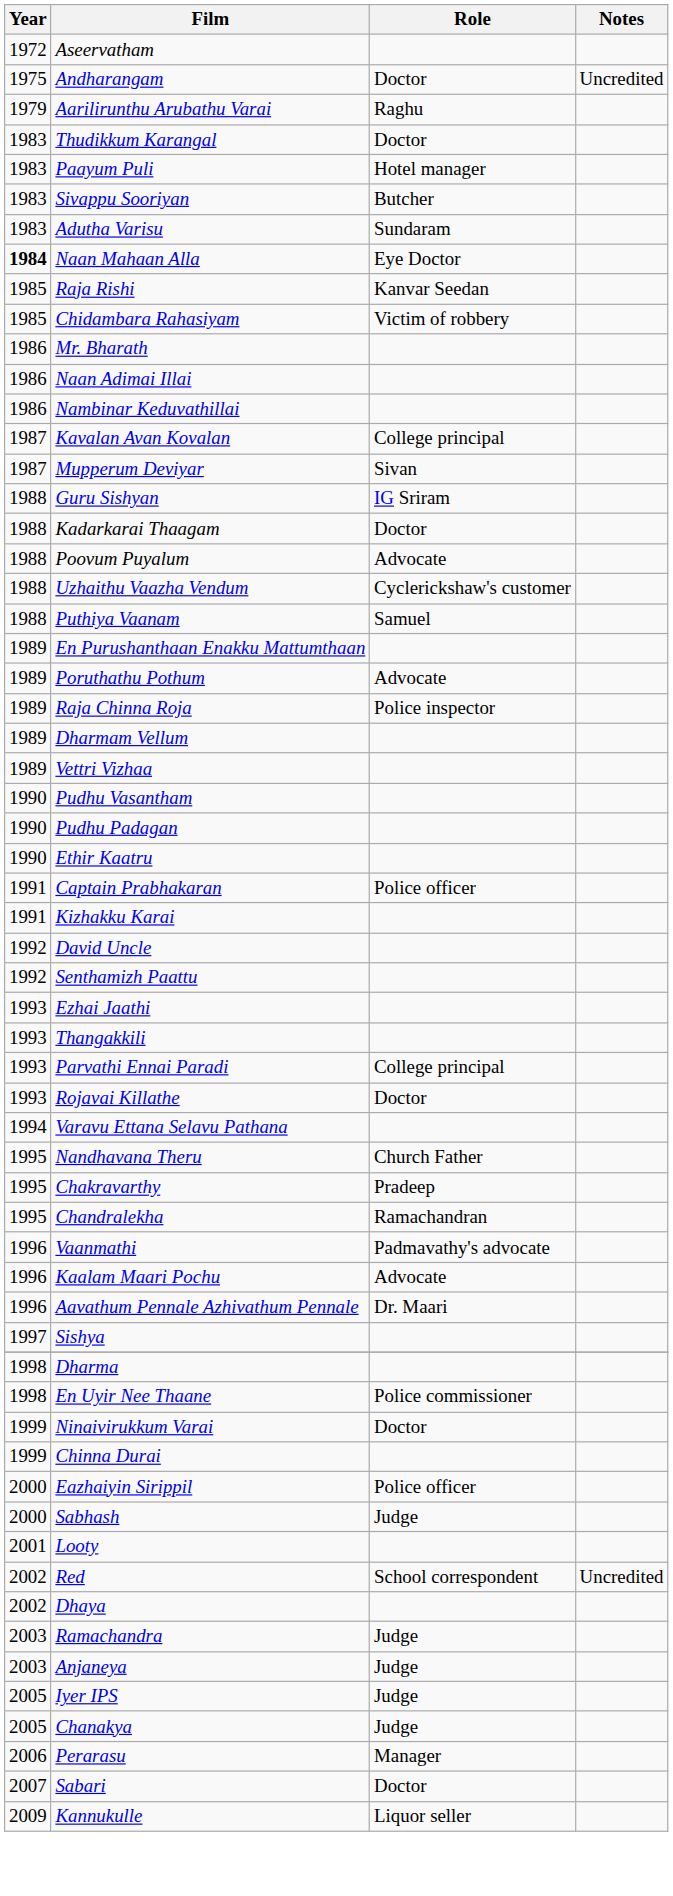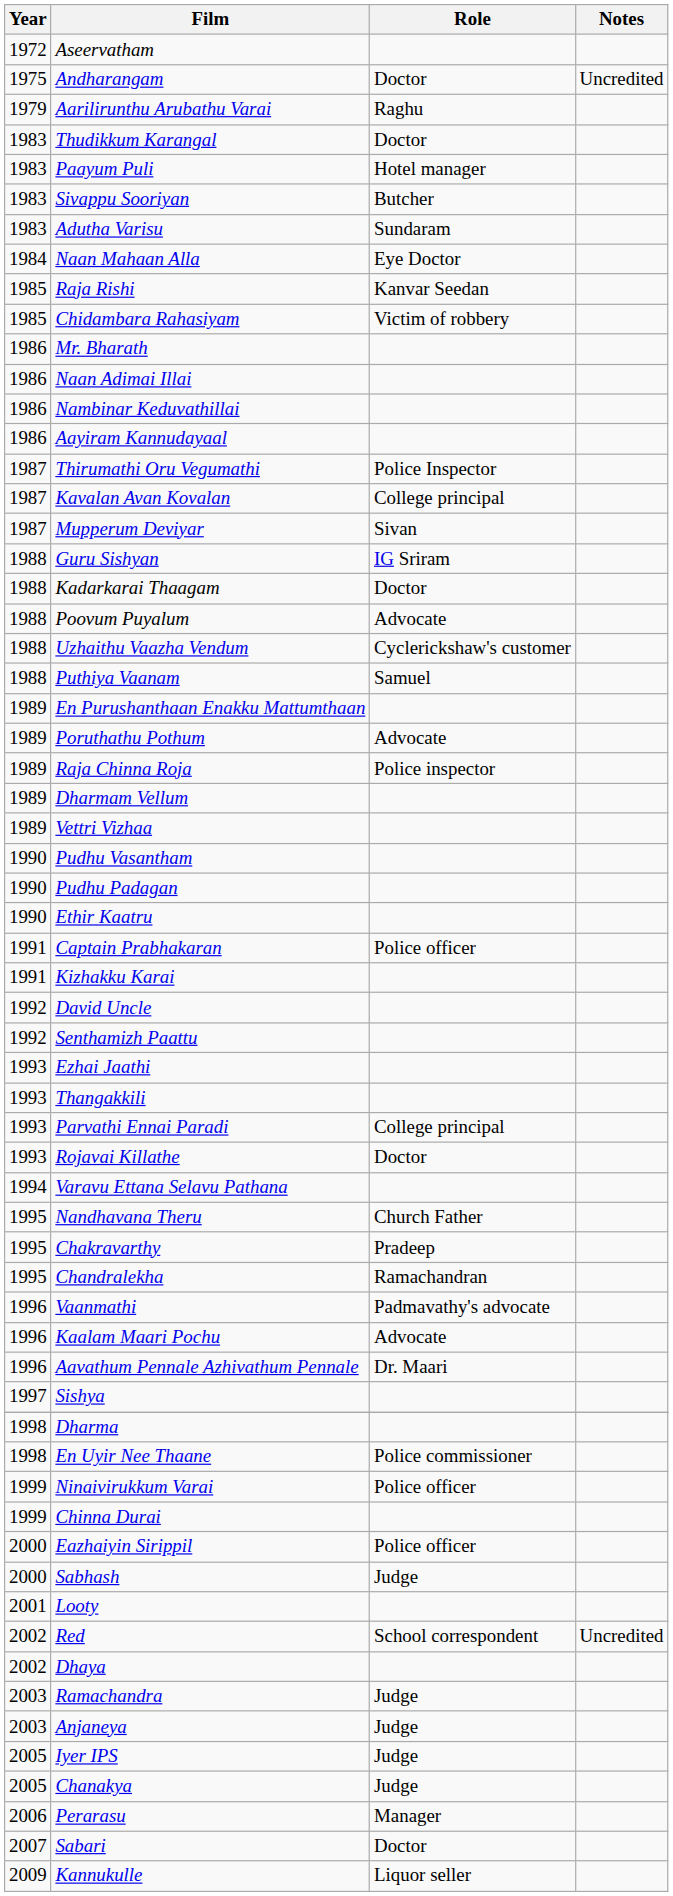(28, 259) bold -> (28, 259) normal
+ row: (141, 438)
+ row: (158, 468)
(400, 1426) Doctor -> (425, 1486) Police officer
